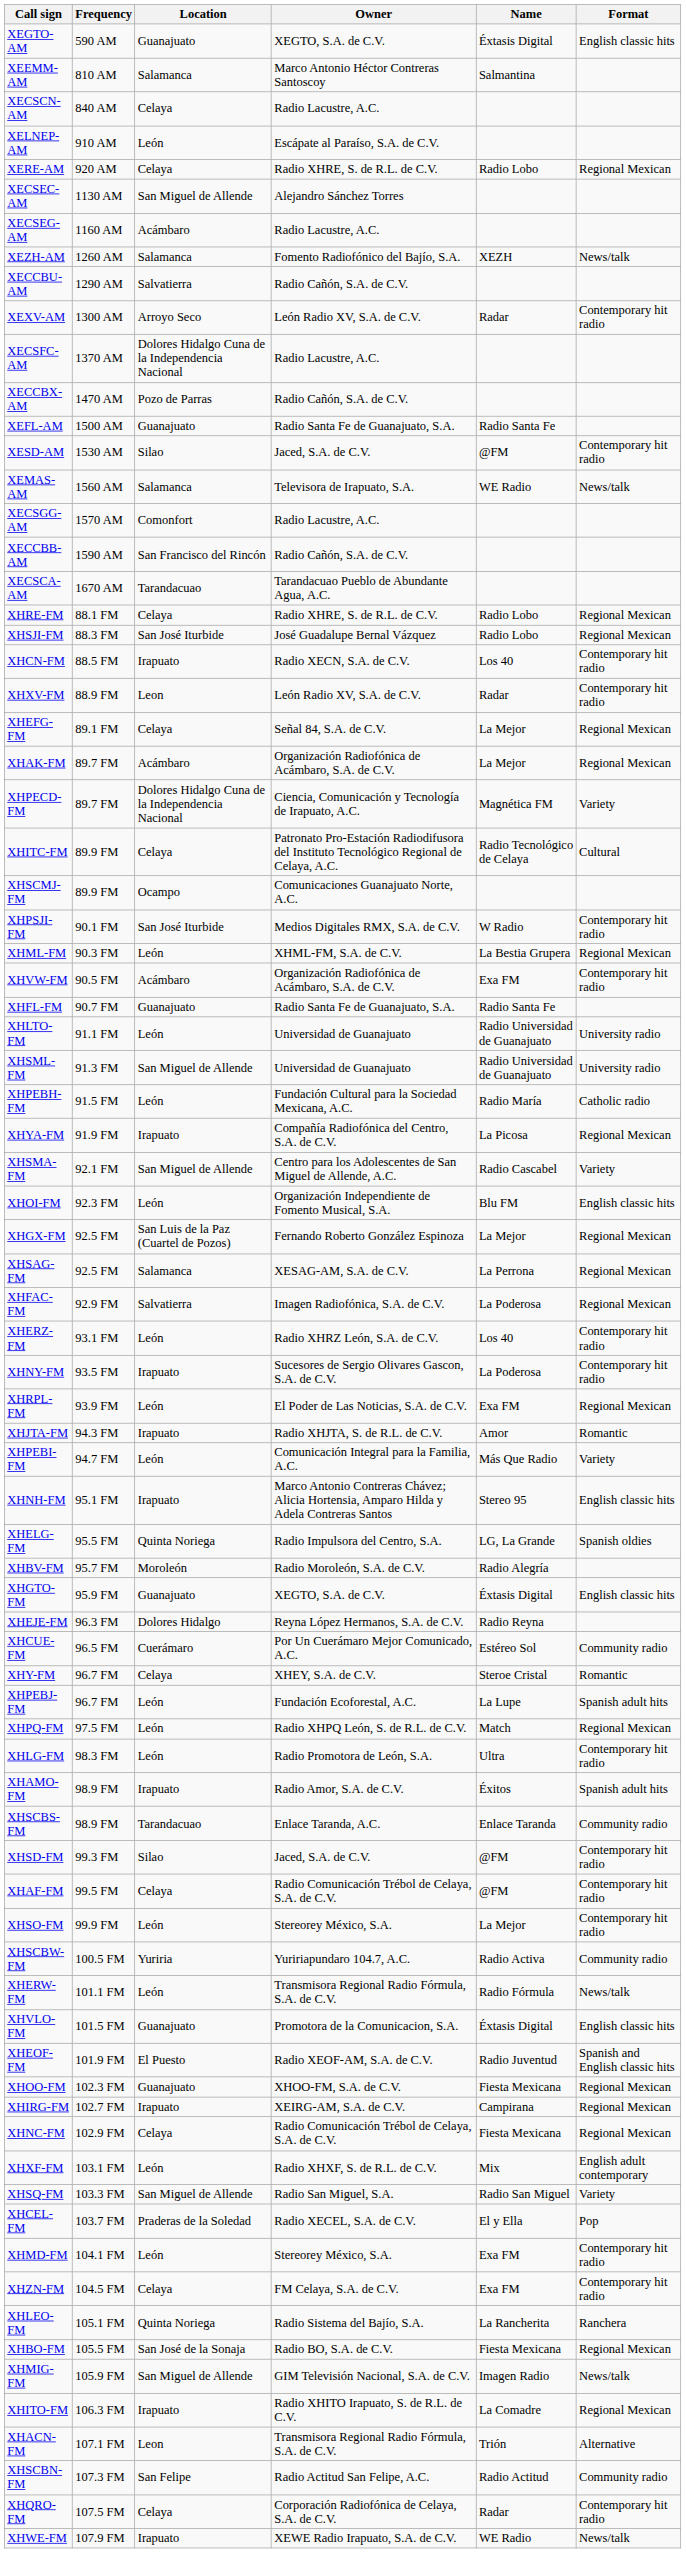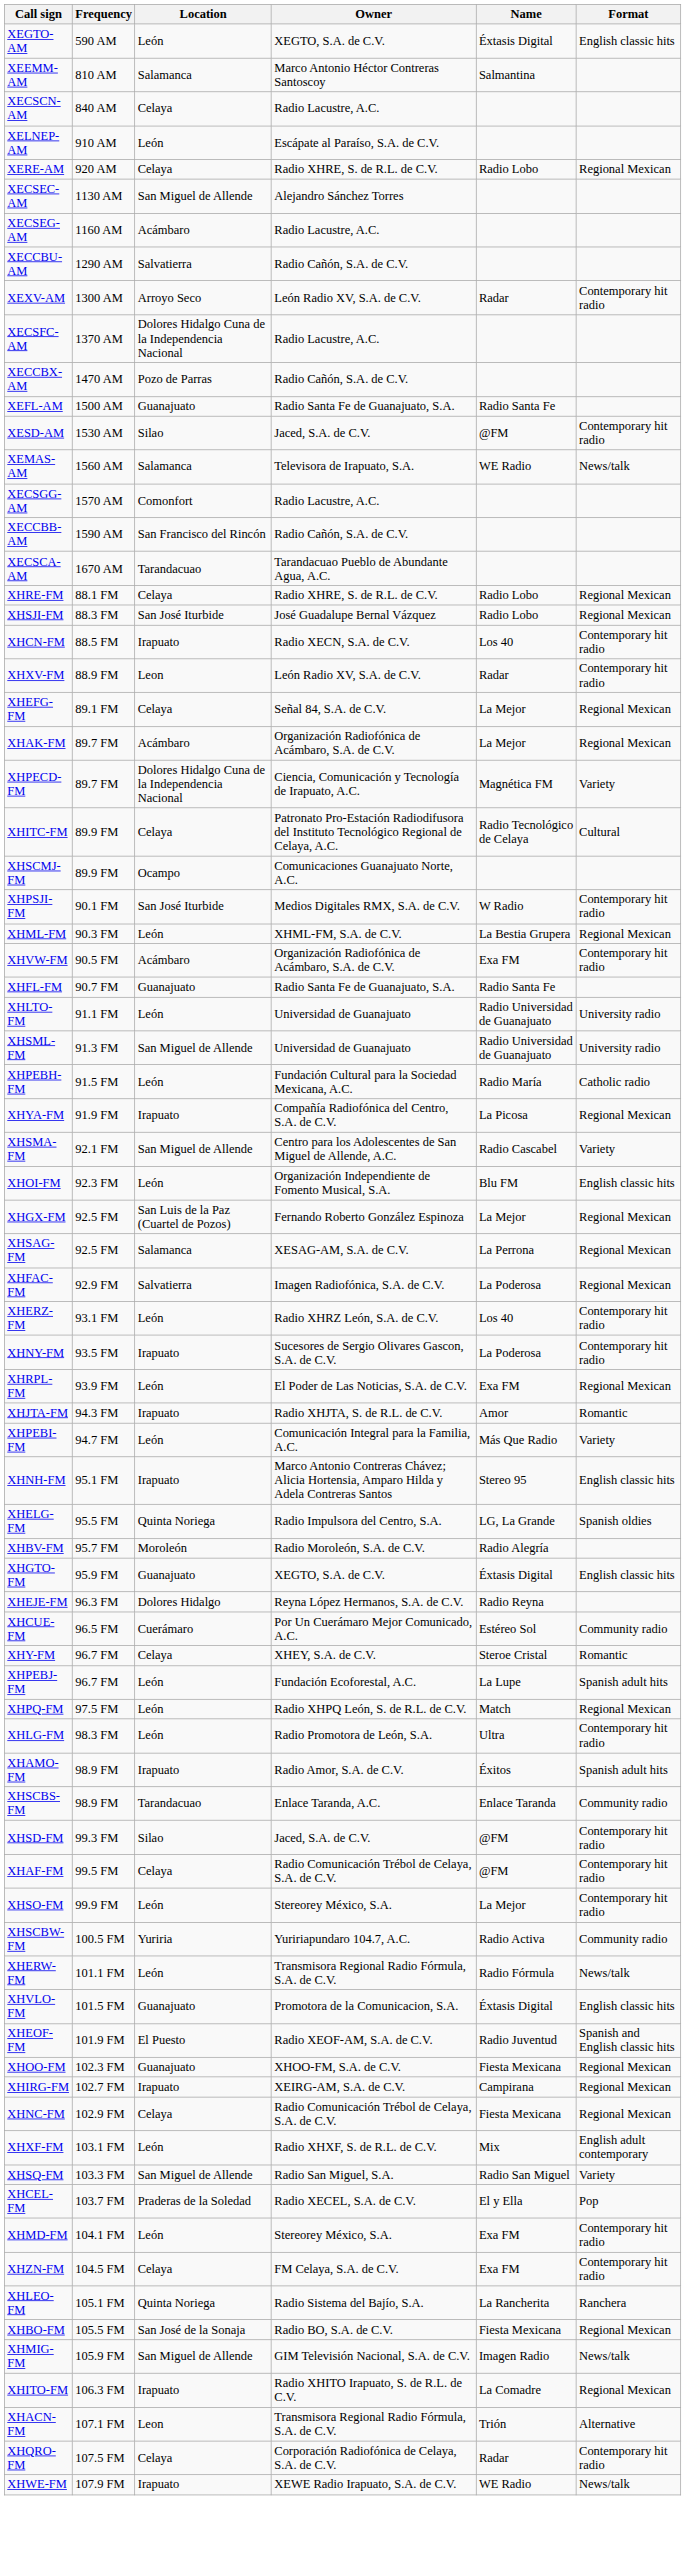(167, 41) Guanajuato -> (151, 41) León
- row: (36, 256)
- row: (35, 2477)
